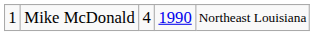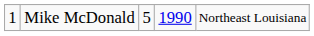(147, 17) 4 -> (147, 17) 5
